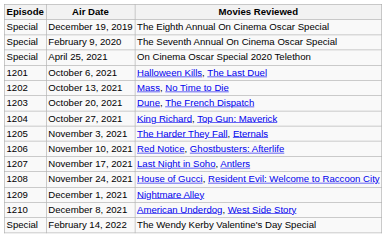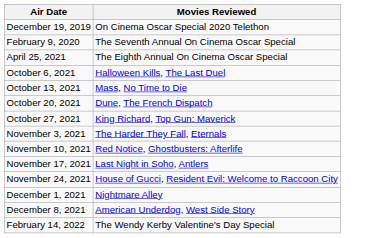- column: (25, 12)
(233, 27) The Eighth Annual On Cinema Oscar Special -> (182, 27) On Cinema Oscar Special 2020 Telethon
(224, 57) On Cinema Oscar Special 2020 Telethon -> (191, 57) The Eighth Annual On Cinema Oscar Special
